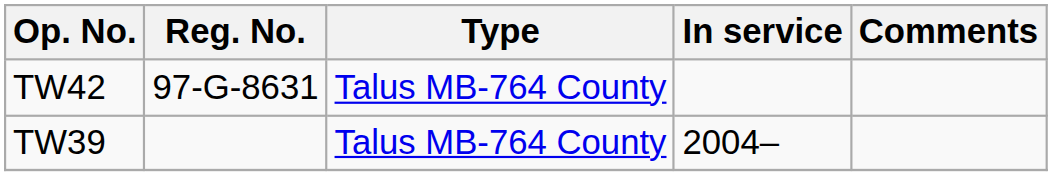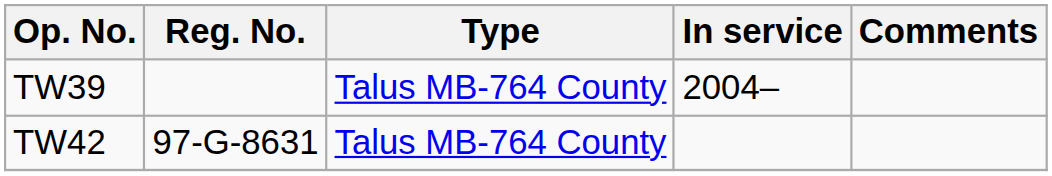rows swapped: (59, 87) <-> (59, 142)
